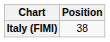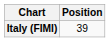(82, 28) 38 -> (82, 28) 39
